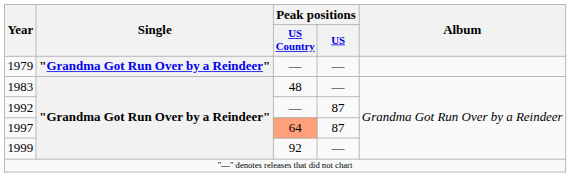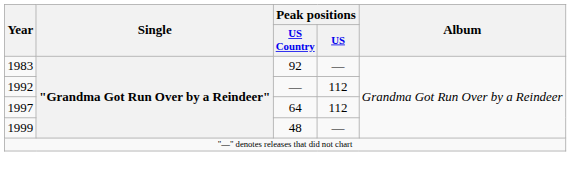- row: (20, 66)
(295, 86) 48 -> (295, 66) 92
(338, 107) 87 -> (338, 86) 112
(295, 128) lightsalmon background -> (295, 107) no background
(338, 128) 87 -> (338, 107) 112
(295, 148) 92 -> (295, 128) 48
